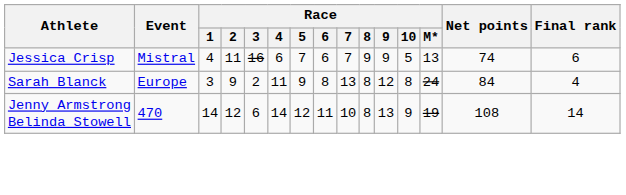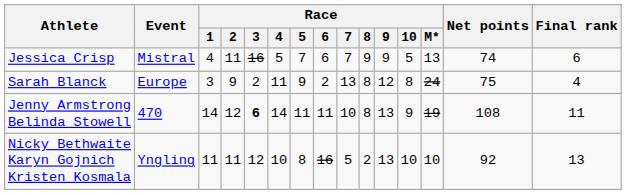(279, 59) 6 -> (279, 59) 5
(325, 82) 8 -> (325, 82) 2
(487, 82) 84 -> (488, 82) 75
(256, 113) normal -> (256, 113) bold
(302, 113) 12 -> (302, 113) 11
(576, 113) 14 -> (577, 113) 11
+ row: (69, 161)
